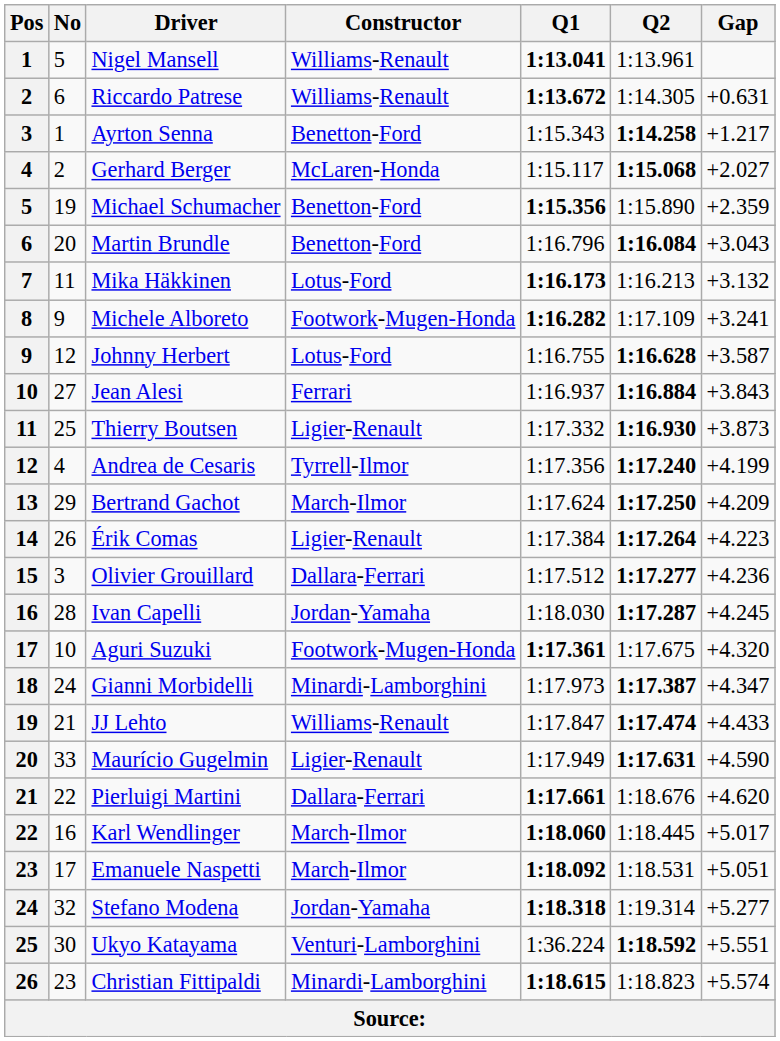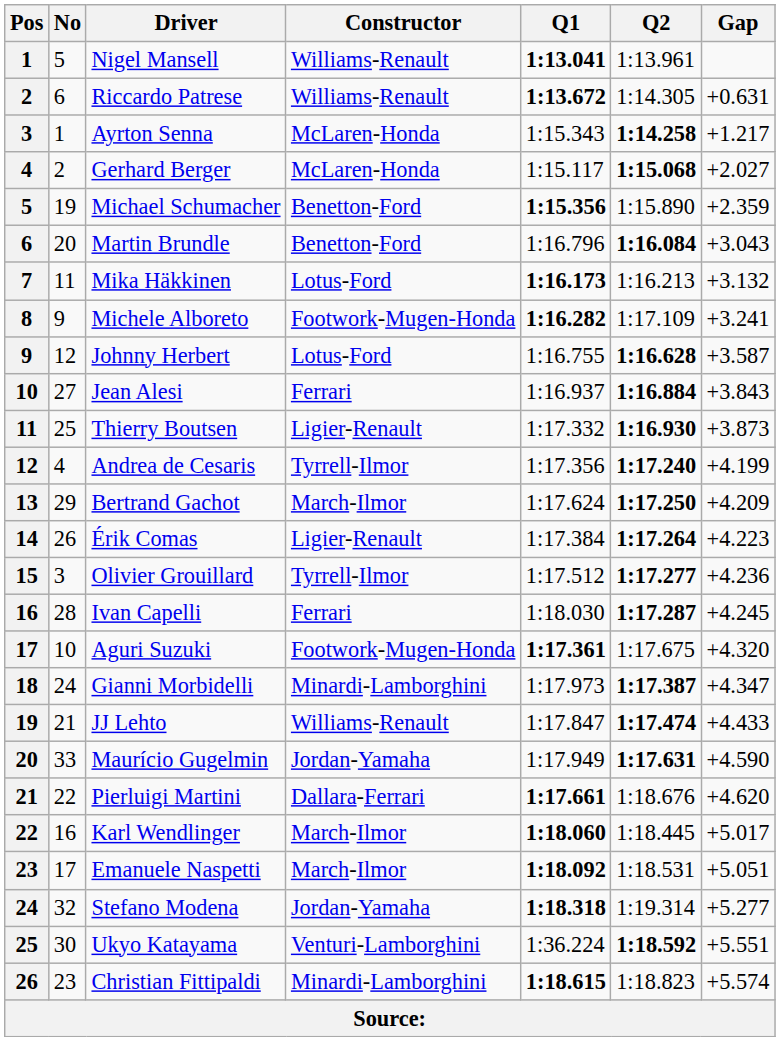(356, 133) Benetton-Ford -> (365, 133) McLaren-Honda
(358, 575) Dallara-Ferrari -> (350, 575) Tyrrell-Ilmor
(360, 612) Jordan-Yamaha -> (321, 612) Ferrari
(356, 759) Ligier-Renault -> (360, 759) Jordan-Yamaha
